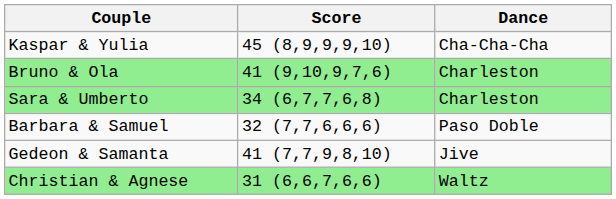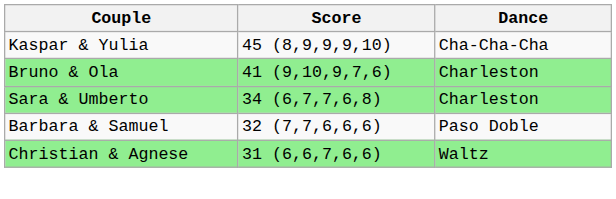- row: (88, 154)
